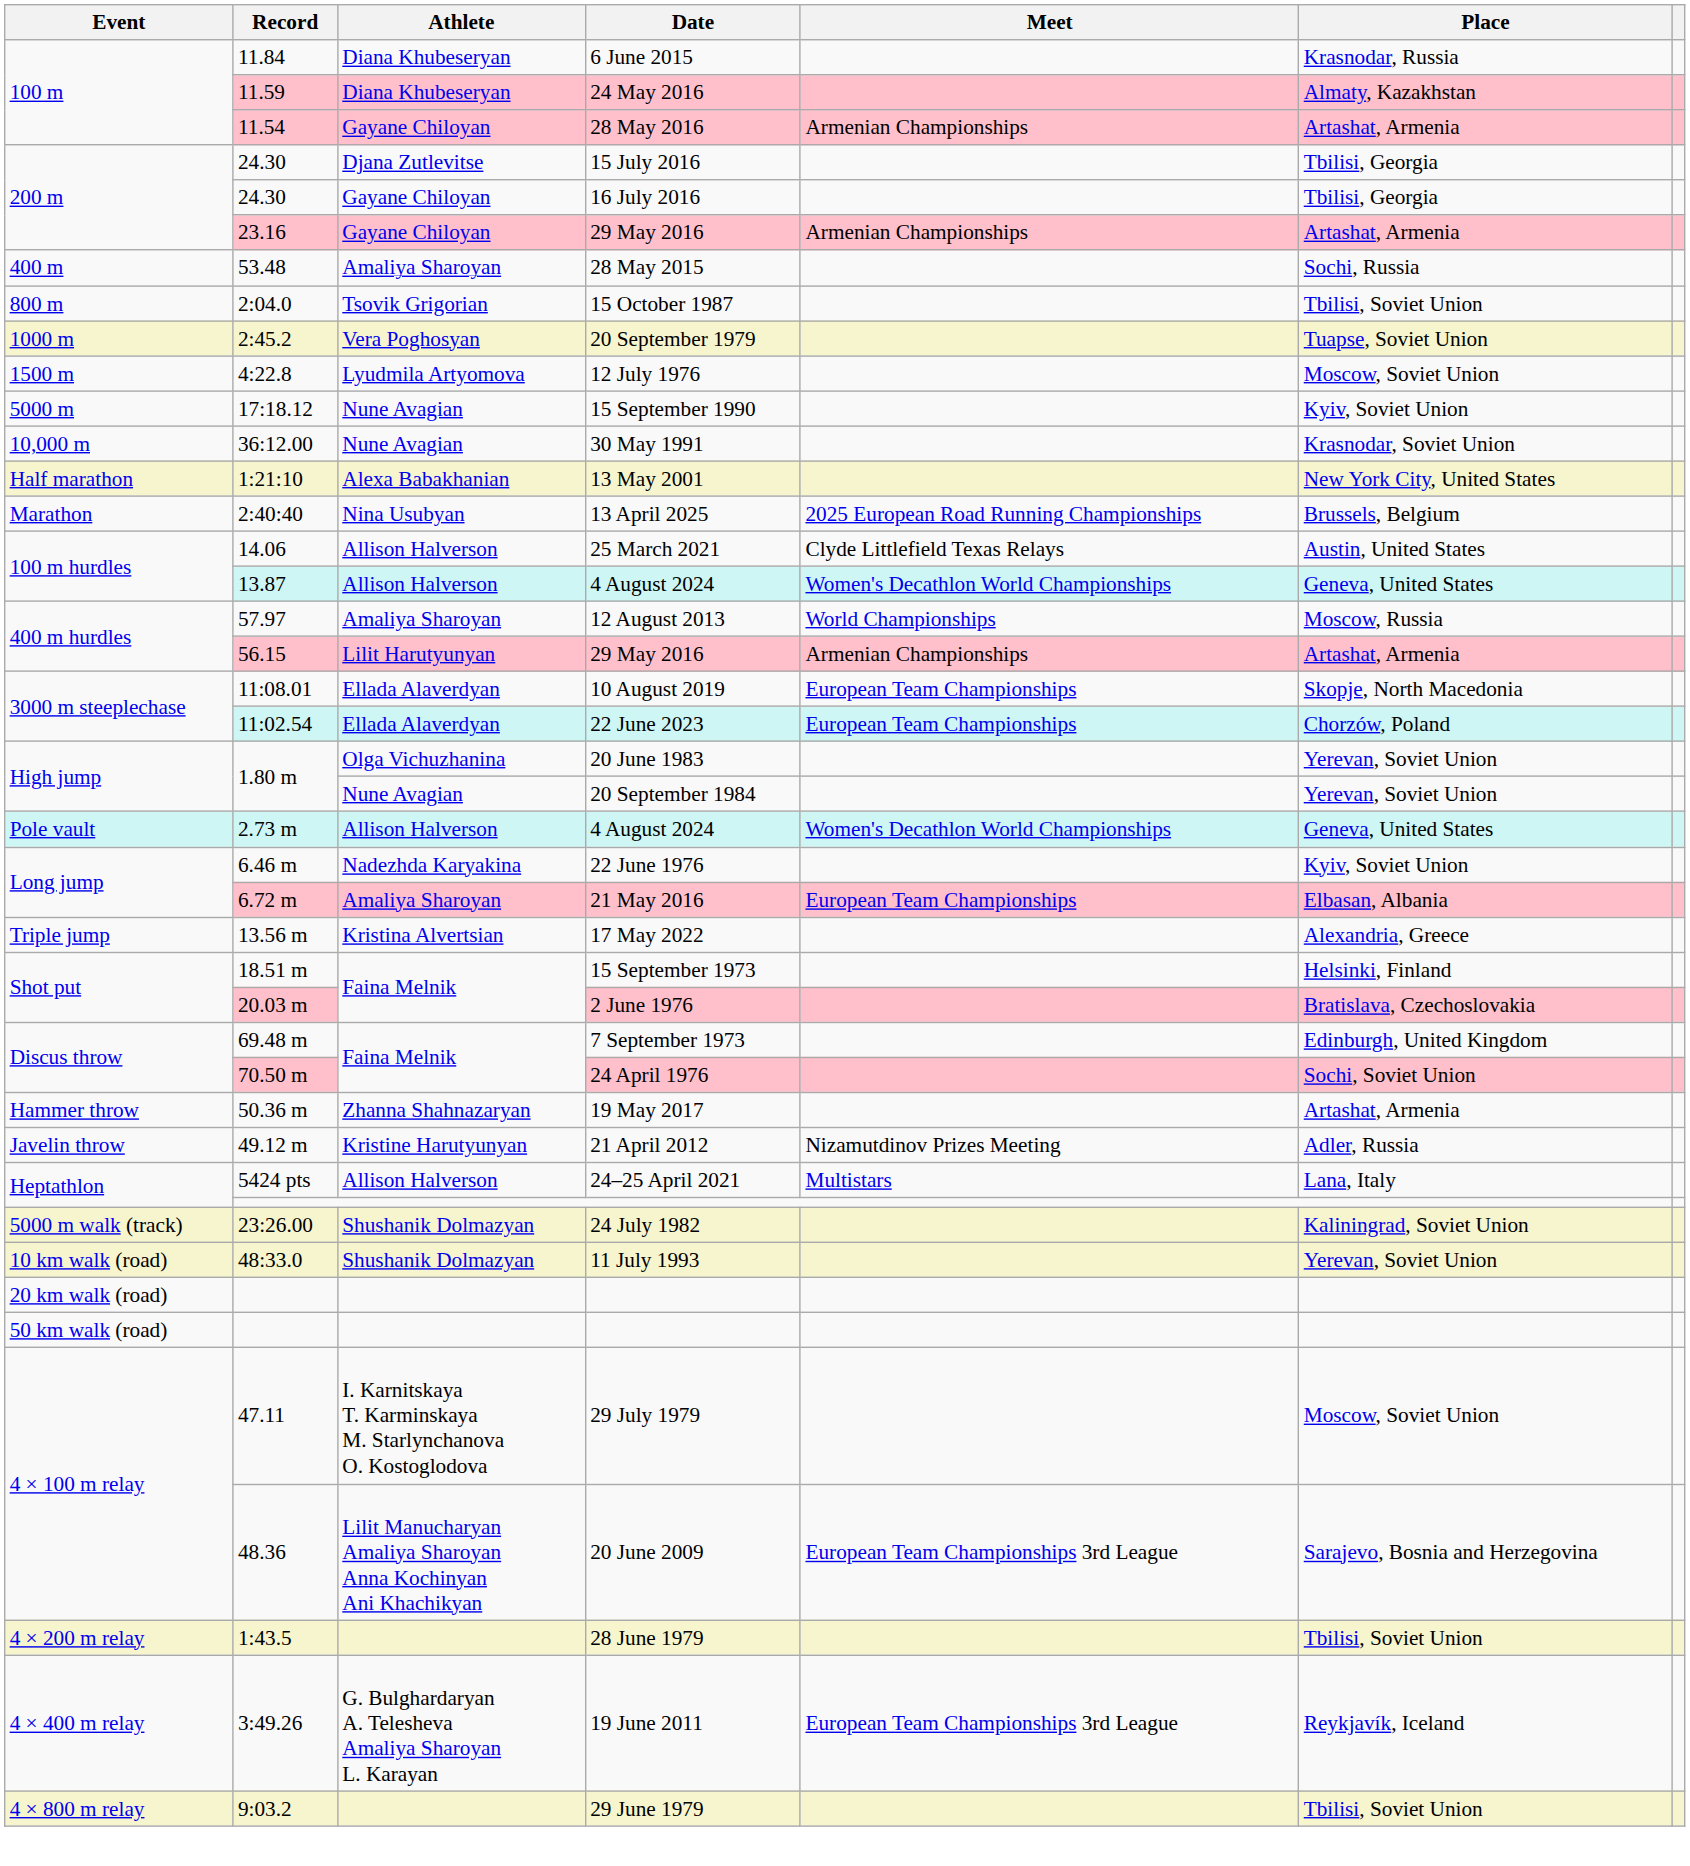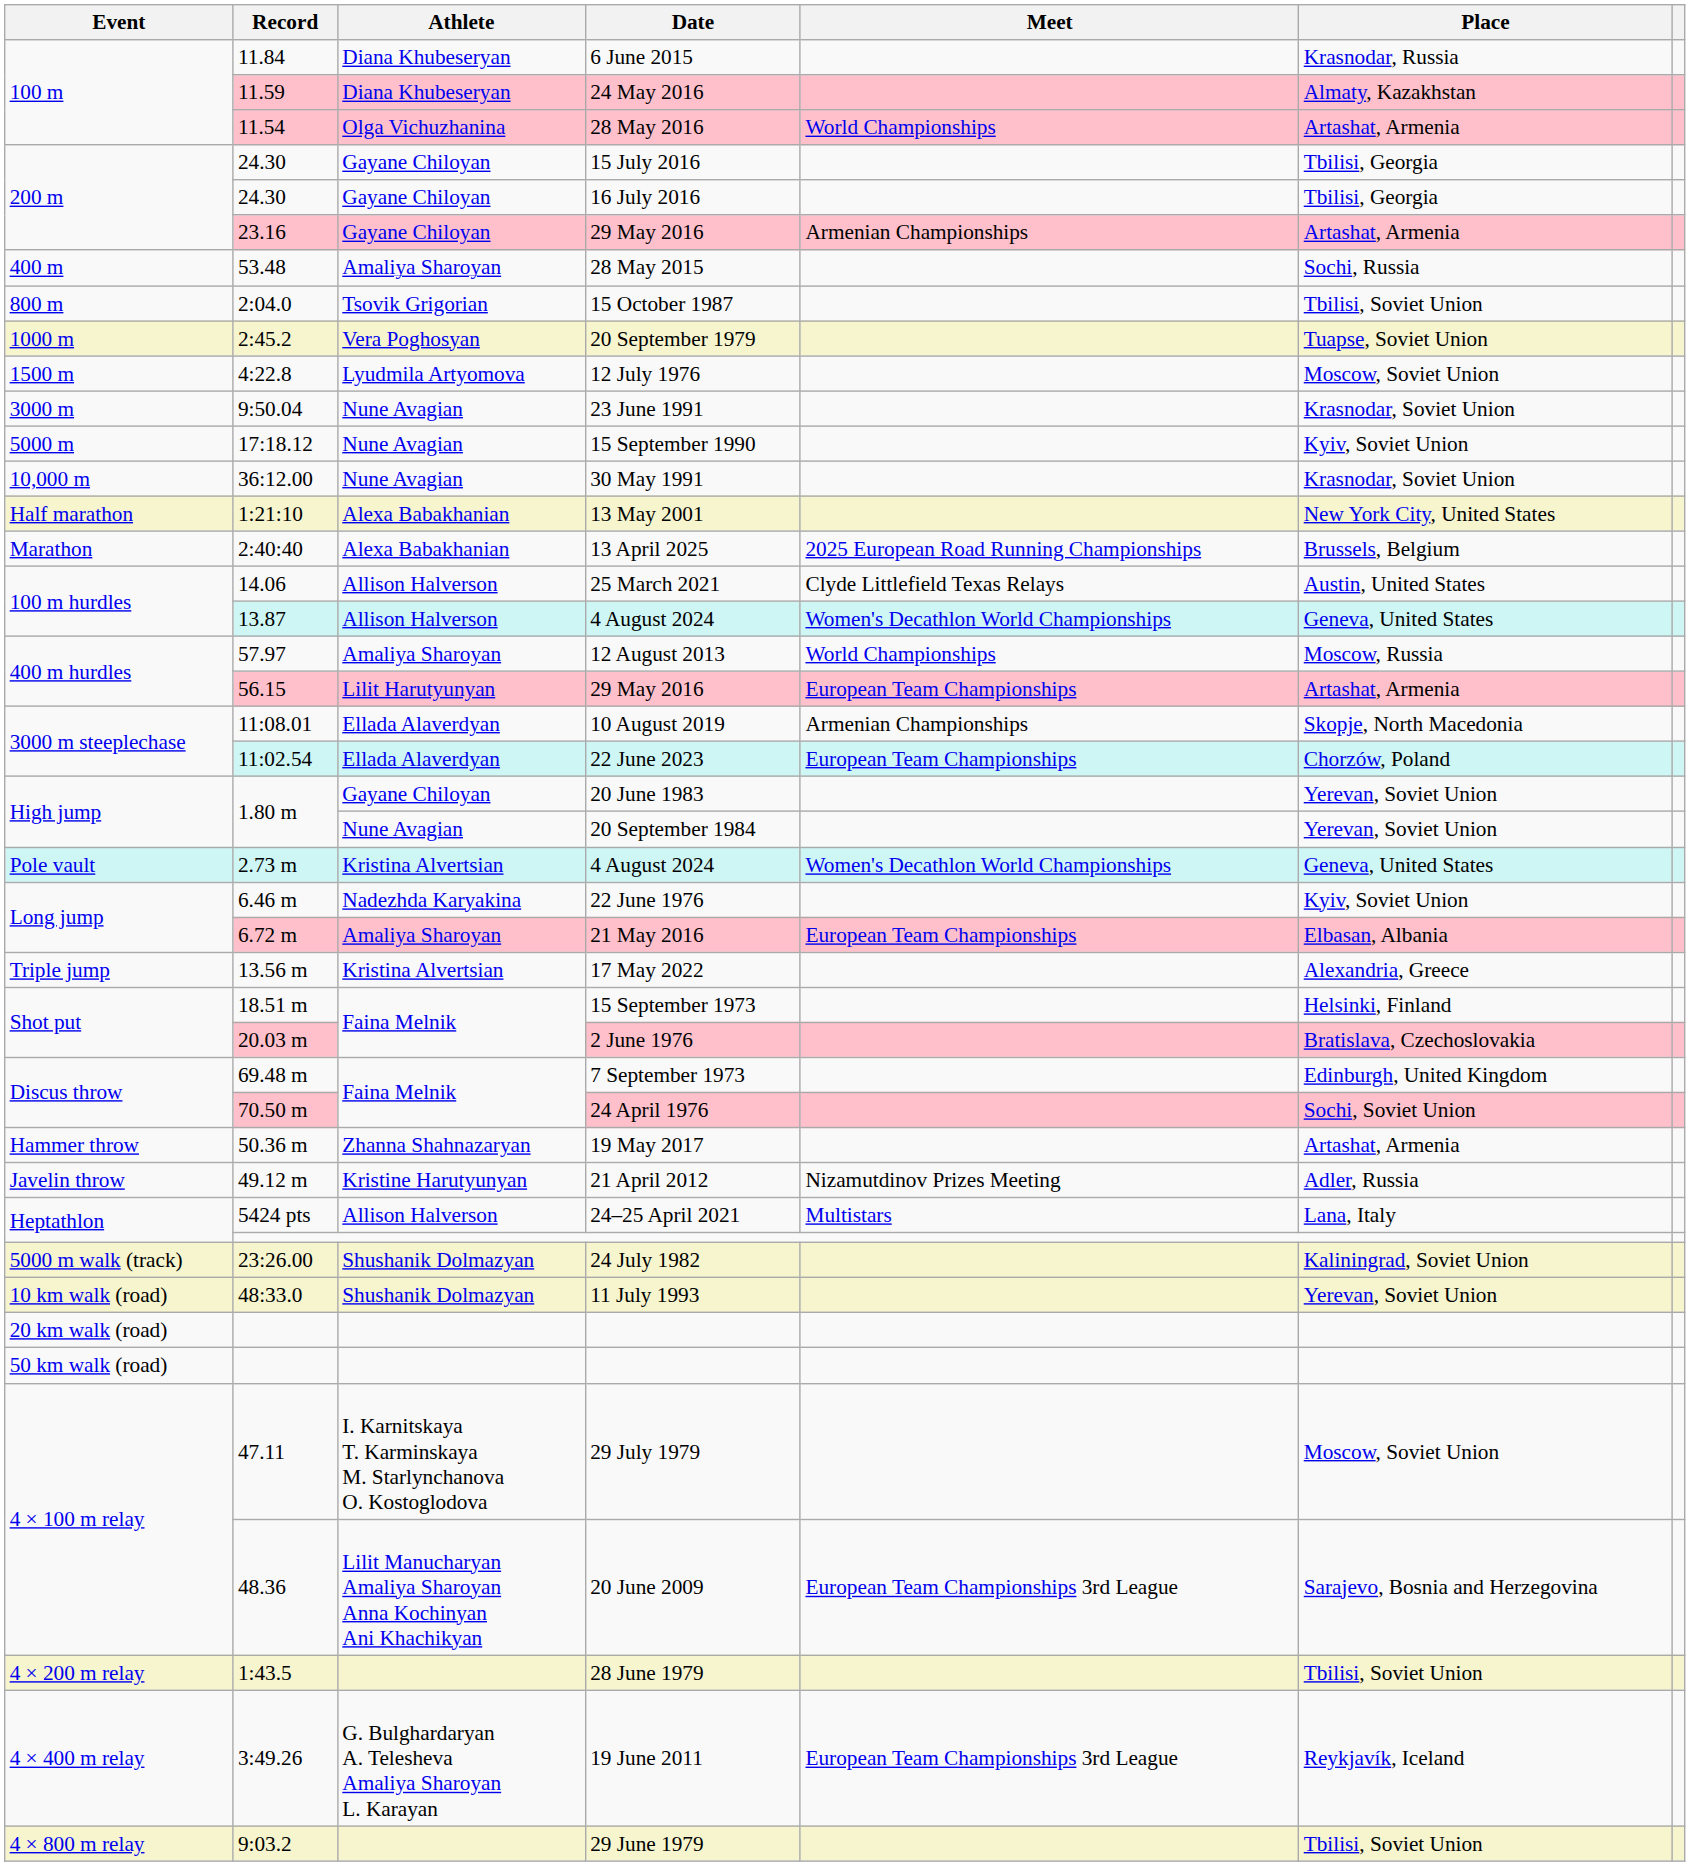(416, 127) Gayane Chiloyan -> (424, 127) Olga Vichuzhanina
(917, 127) Armenian Championships -> (901, 127) World Championships
(413, 162) Djana Zutlevitse -> (416, 162) Gayane Chiloyan
+ row: (42, 408)
(403, 513) Nina Usubyan -> (426, 548) Alexa Babakhanian
(917, 653) Armenian Championships -> (941, 688) European Team Championships
(941, 688) European Team Championships -> (917, 723) Armenian Championships
(424, 759) Olga Vichuzhanina -> (416, 794) Gayane Chiloyan
(420, 829) Allison Halverson -> (423, 864) Kristina Alvertsian
